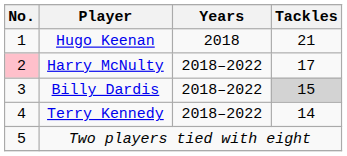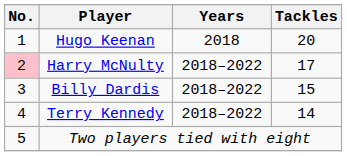(306, 41) 21 -> (306, 41) 20
(306, 90) lightgrey background -> (306, 90) no background
